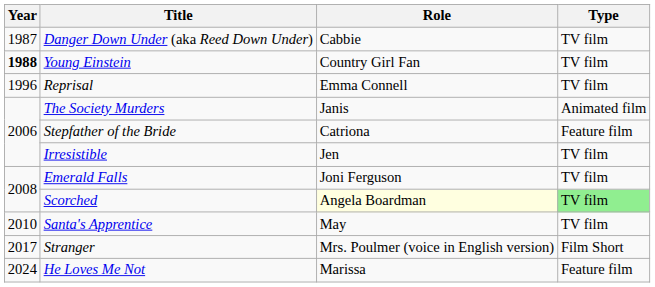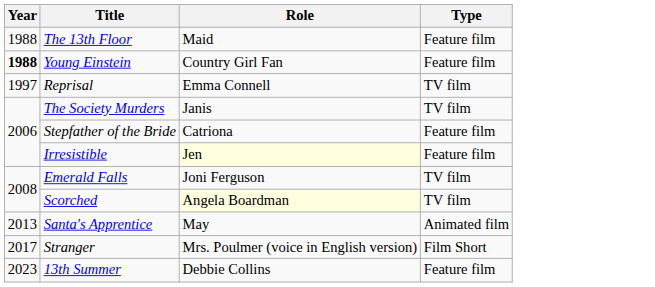- row: (178, 39)
+ row: (88, 39)
(584, 62) TV film -> (460, 62) Feature film
(22, 85) 1996 -> (22, 85) 1997
(604, 108) Animated film -> (447, 108) TV film
(329, 154) no background -> (192, 154) lightyellow background
(584, 154) TV film -> (460, 154) Feature film
(584, 200) lightgreen background -> (447, 200) no background
(22, 223) 2010 -> (22, 223) 2013
(584, 223) TV film -> (467, 223) Animated film
+ row: (82, 270)
- row: (94, 270)
